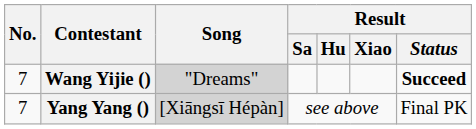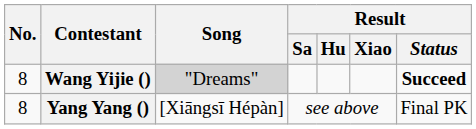(23, 78) 7 -> (23, 78) 8
(23, 108) 7 -> (23, 108) 8
(222, 108) lightgrey background -> (222, 108) no background
